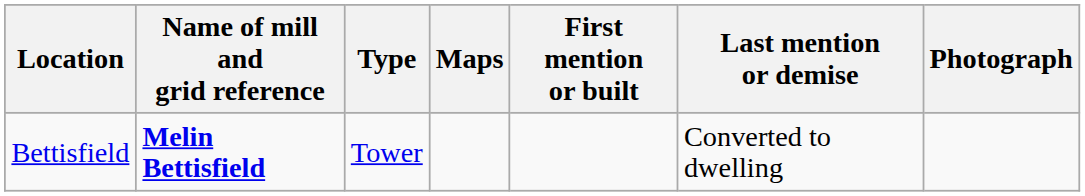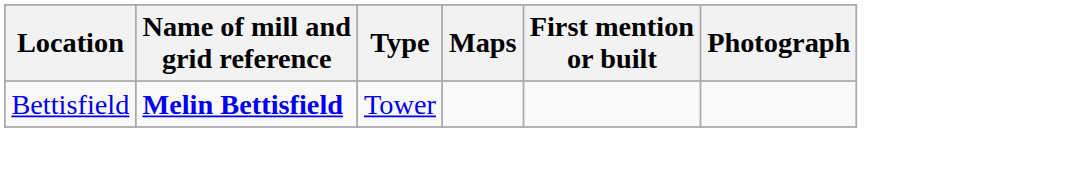- column: (800, 58)
